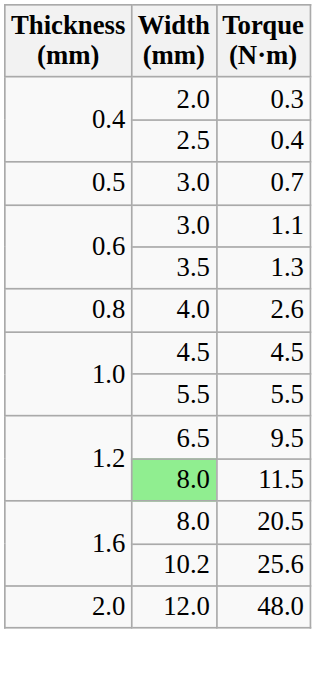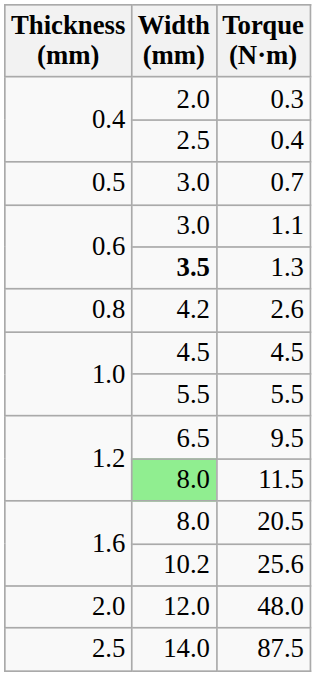(193, 267) normal -> (193, 267) bold
(193, 310) 4.0 -> (193, 310) 4.2
+ row: (281, 649)
